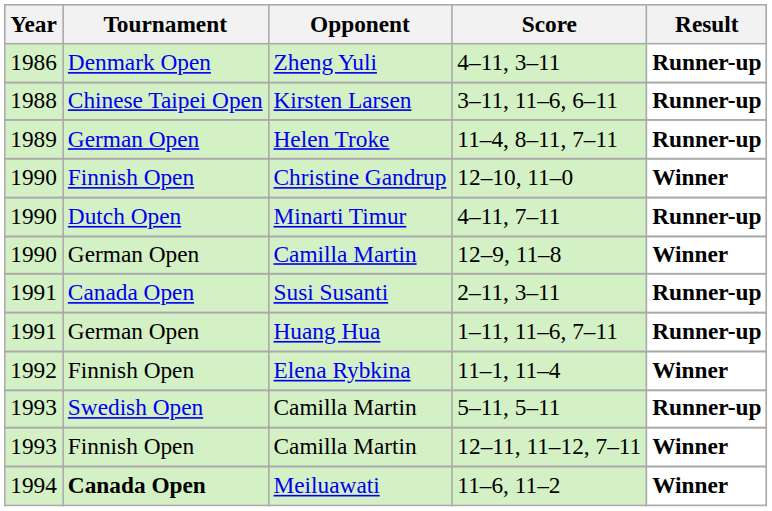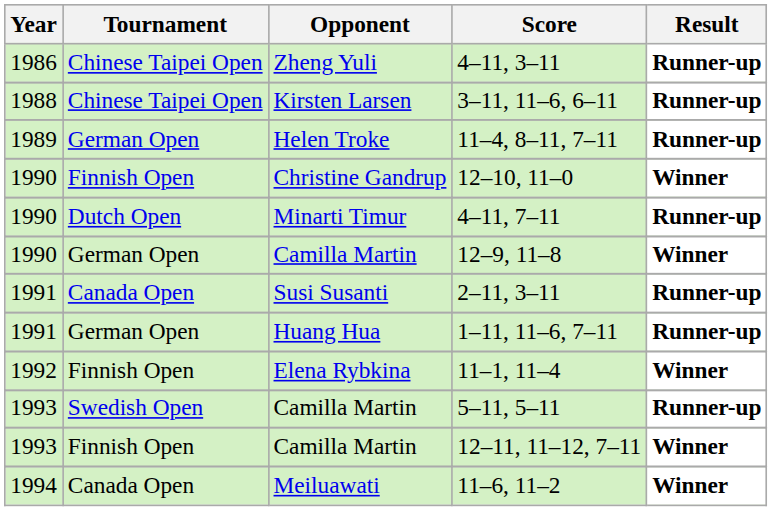(139, 62) Denmark Open -> (165, 62) Chinese Taipei Open
(137, 485) bold -> (131, 485) normal
